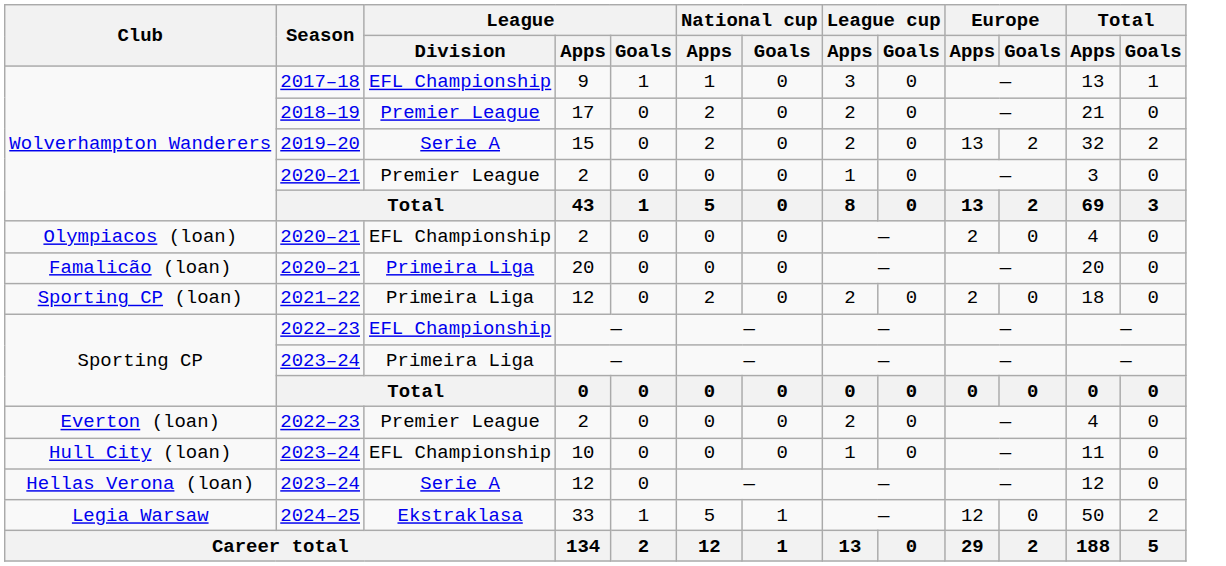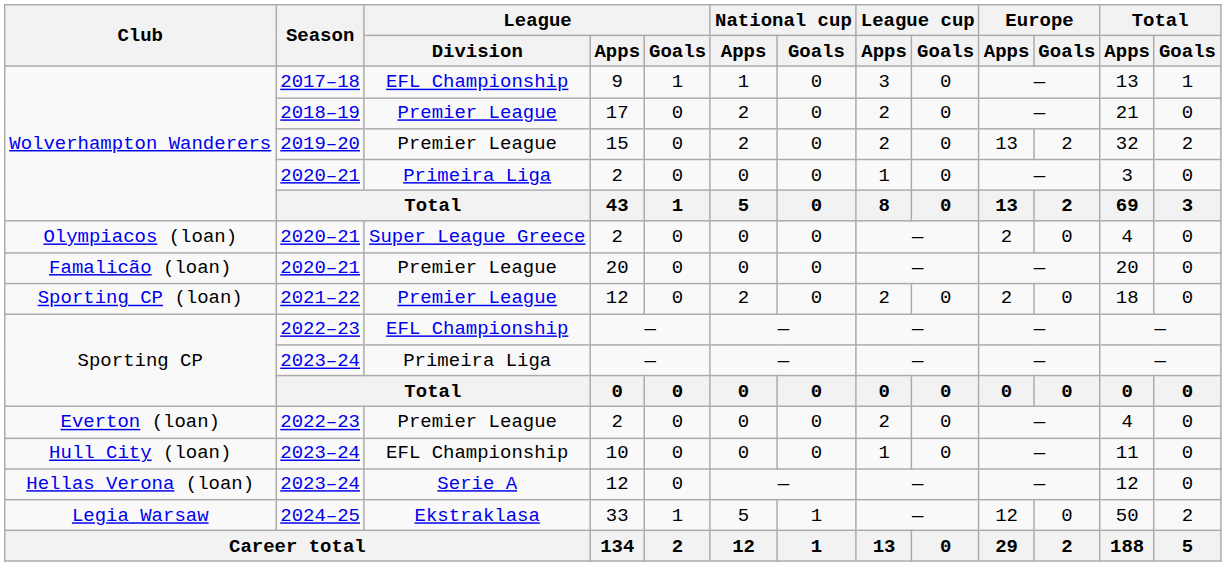(460, 144) Serie A -> (477, 144) Premier League
(460, 175) Premier League -> (477, 175) Primeira Liga
(460, 237) EFL Championship -> (477, 237) Super League Greece
(460, 268) Primeira Liga -> (477, 268) Premier League
(460, 299) Primeira Liga -> (477, 299) Premier League
